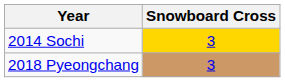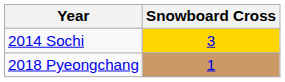(211, 64) 3 -> (211, 64) 1
